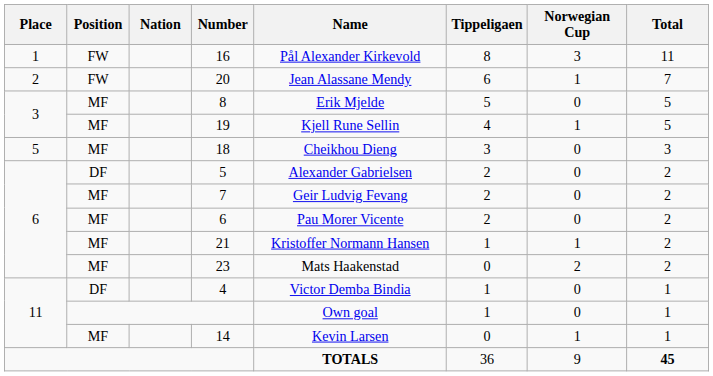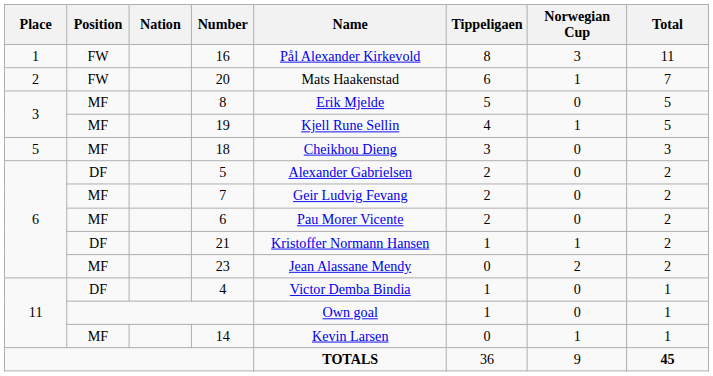(350, 79) Jean Alassane Mendy -> (350, 79) Mats Haakenstad
(98, 242) MF -> (98, 242) DF
(350, 266) Mats Haakenstad -> (350, 266) Jean Alassane Mendy
